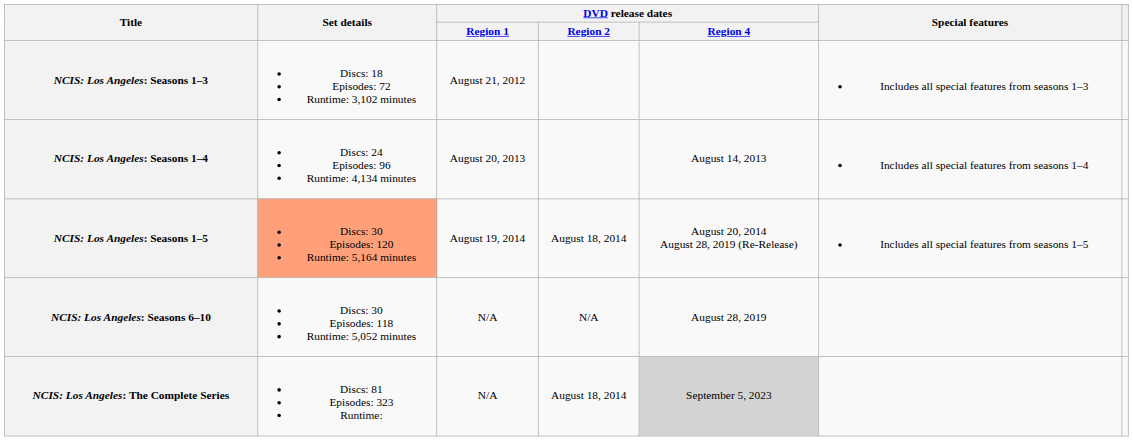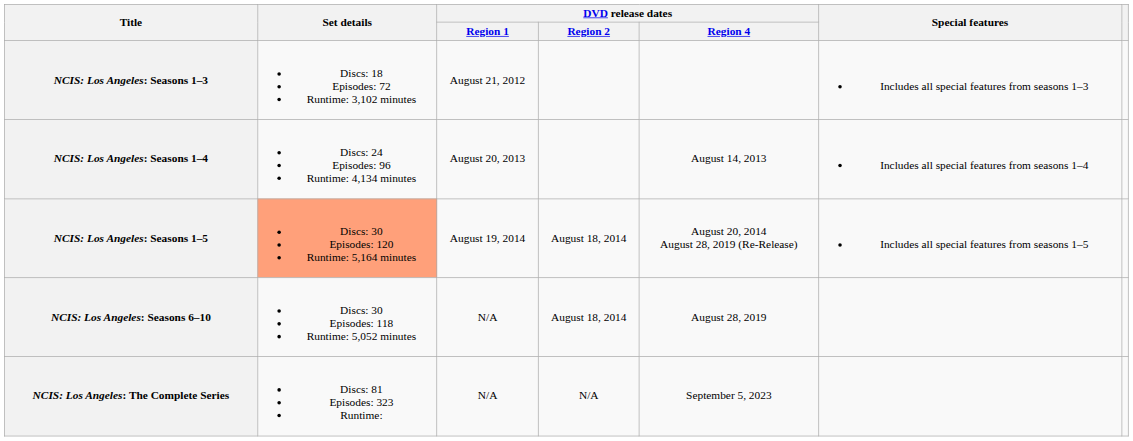(589, 317) N/A -> (589, 317) August 18, 2014
(589, 396) August 18, 2014 -> (589, 396) N/A
(729, 396) lightgrey background -> (729, 396) no background
